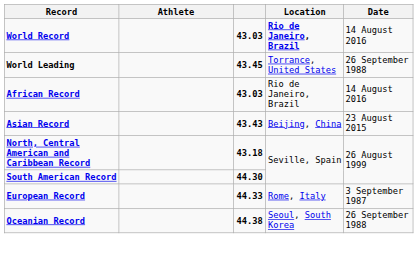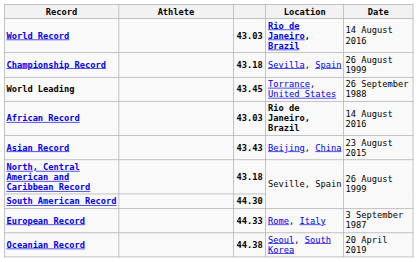+ row: (56, 65)
(289, 94) normal -> (289, 118) bold
(377, 220) 26 September 1988 -> (367, 245) 20 April 2019
